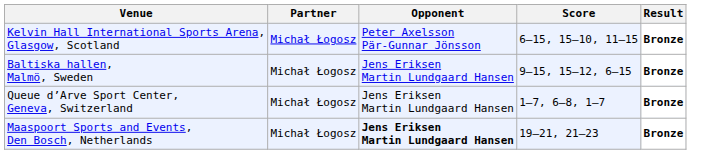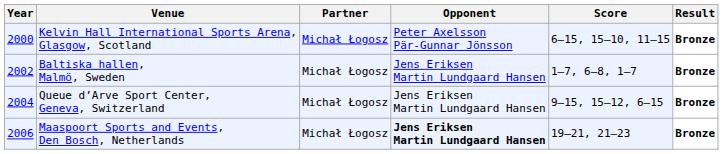+ column: (20, 13)
(575, 70) 9–15, 15–12, 6–15 -> (594, 70) 1–7, 6–8, 1–7
(562, 102) 1–7, 6–8, 1–7 -> (607, 102) 9–15, 15–12, 6–15
